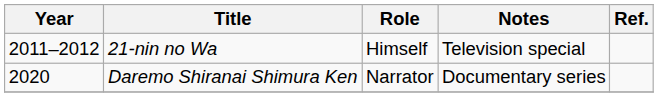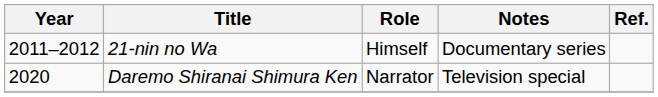(514, 48) Television special -> (524, 48) Documentary series
(524, 77) Documentary series -> (514, 77) Television special
